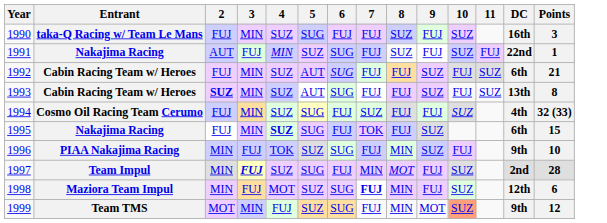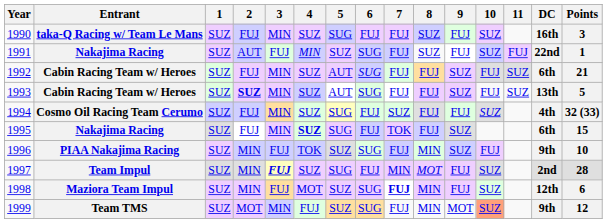+ column: (220, 14)
(554, 92) 8 -> (582, 92) 5
